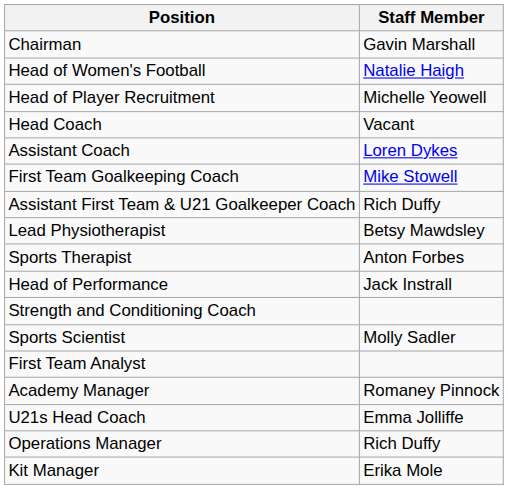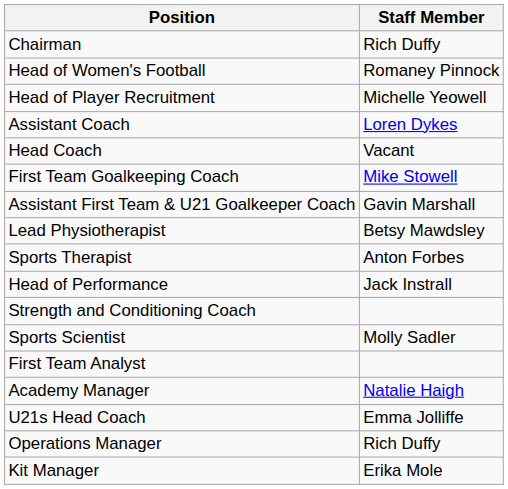(419, 44) Gavin Marshall -> (402, 44) Rich Duffy
(414, 71) Natalie Haigh -> (431, 71) Romaney Pinnock
rows swapped: (55, 124) <-> (69, 151)
(402, 204) Rich Duffy -> (419, 204) Gavin Marshall
(431, 390) Romaney Pinnock -> (414, 390) Natalie Haigh
